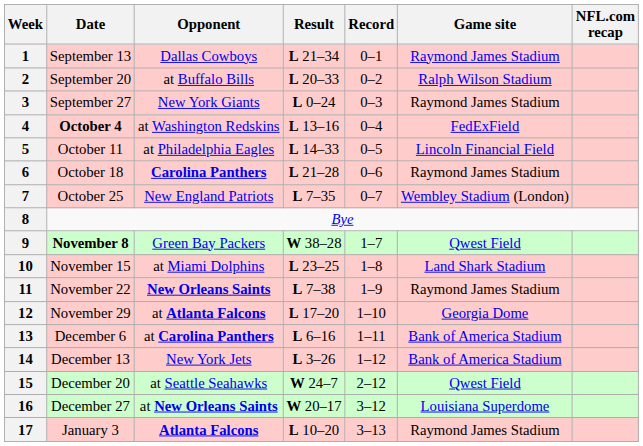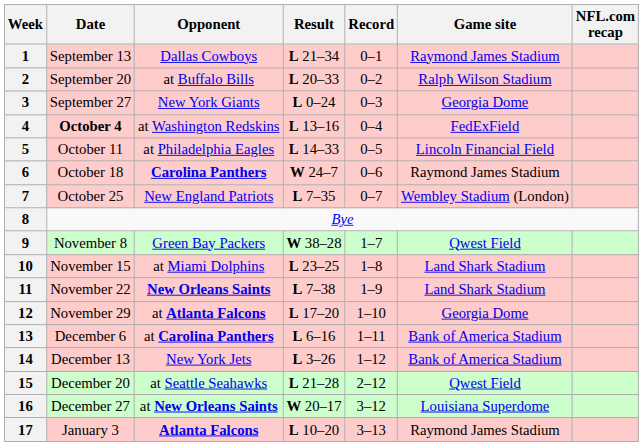(485, 102) Raymond James Stadium -> (485, 102) Georgia Dome
(314, 172) L 21–28 -> (314, 172) W 24–7
(90, 242) bold -> (90, 242) normal
(485, 289) Raymond James Stadium -> (485, 289) Land Shark Stadium
(314, 382) W 24–7 -> (314, 382) L 21–28
